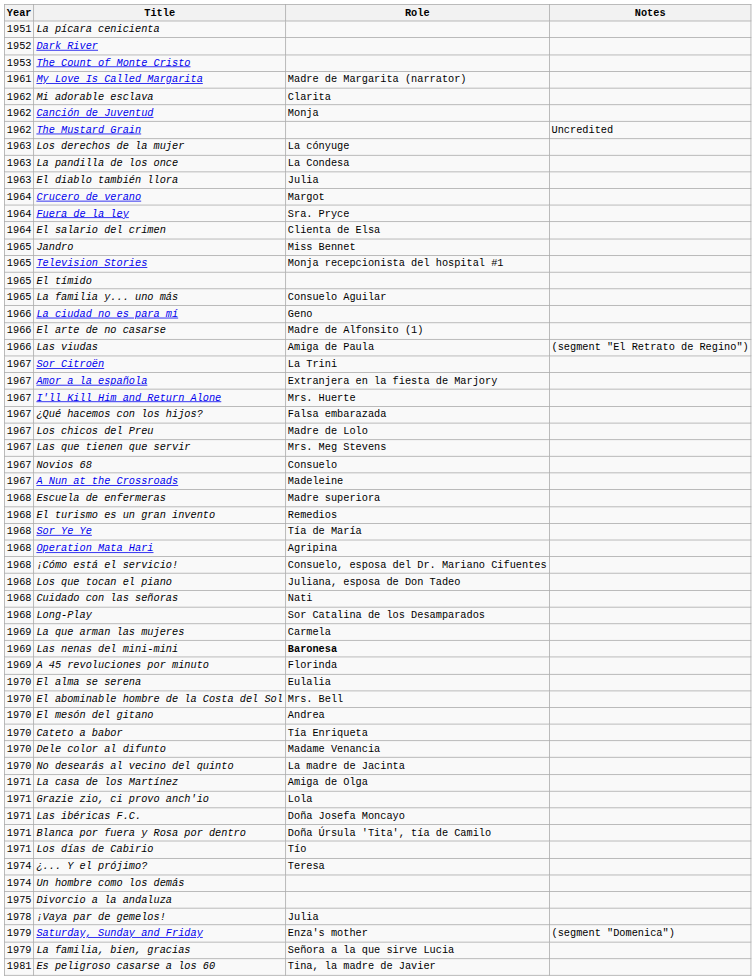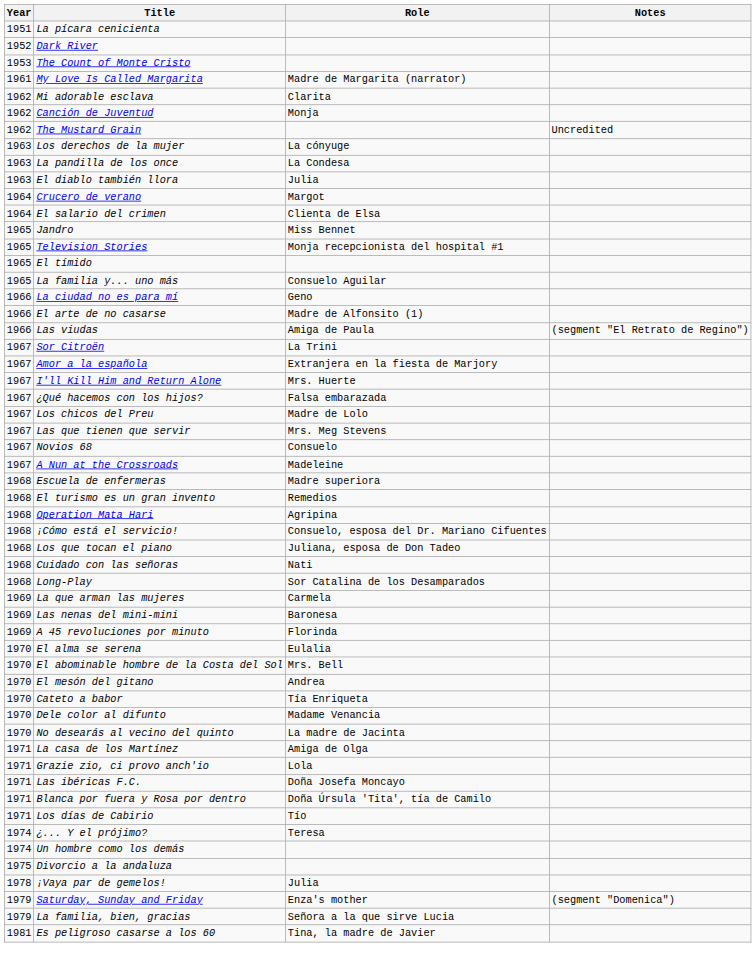- row: (83, 214)
- row: (64, 532)
(312, 649) bold -> (312, 615) normal
